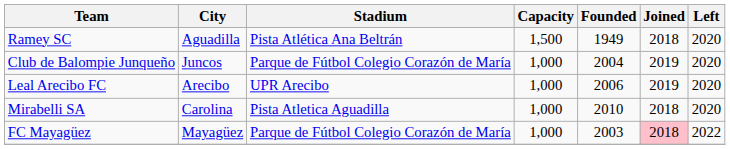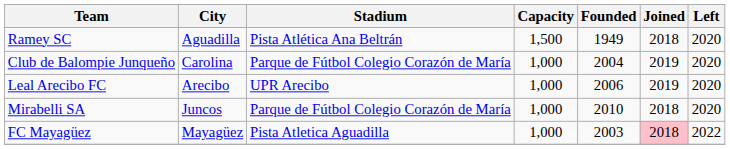(202, 62) Juncos -> (207, 62) Carolina
(207, 109) Carolina -> (202, 109) Juncos
(319, 109) Pista Atletica Aguadilla -> (380, 109) Parque de Fútbol Colegio Corazón de María
(380, 132) Parque de Fútbol Colegio Corazón de María -> (319, 132) Pista Atletica Aguadilla
